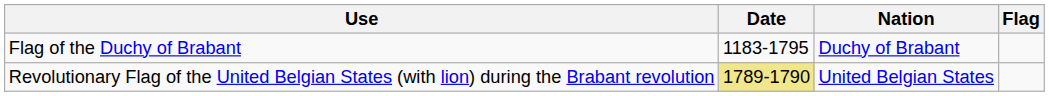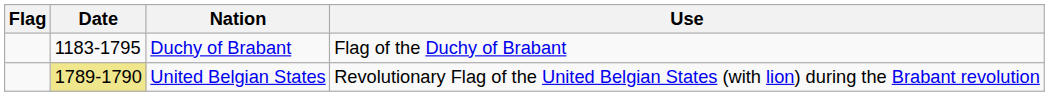columns swapped: (1021, 18) <-> (362, 18)
